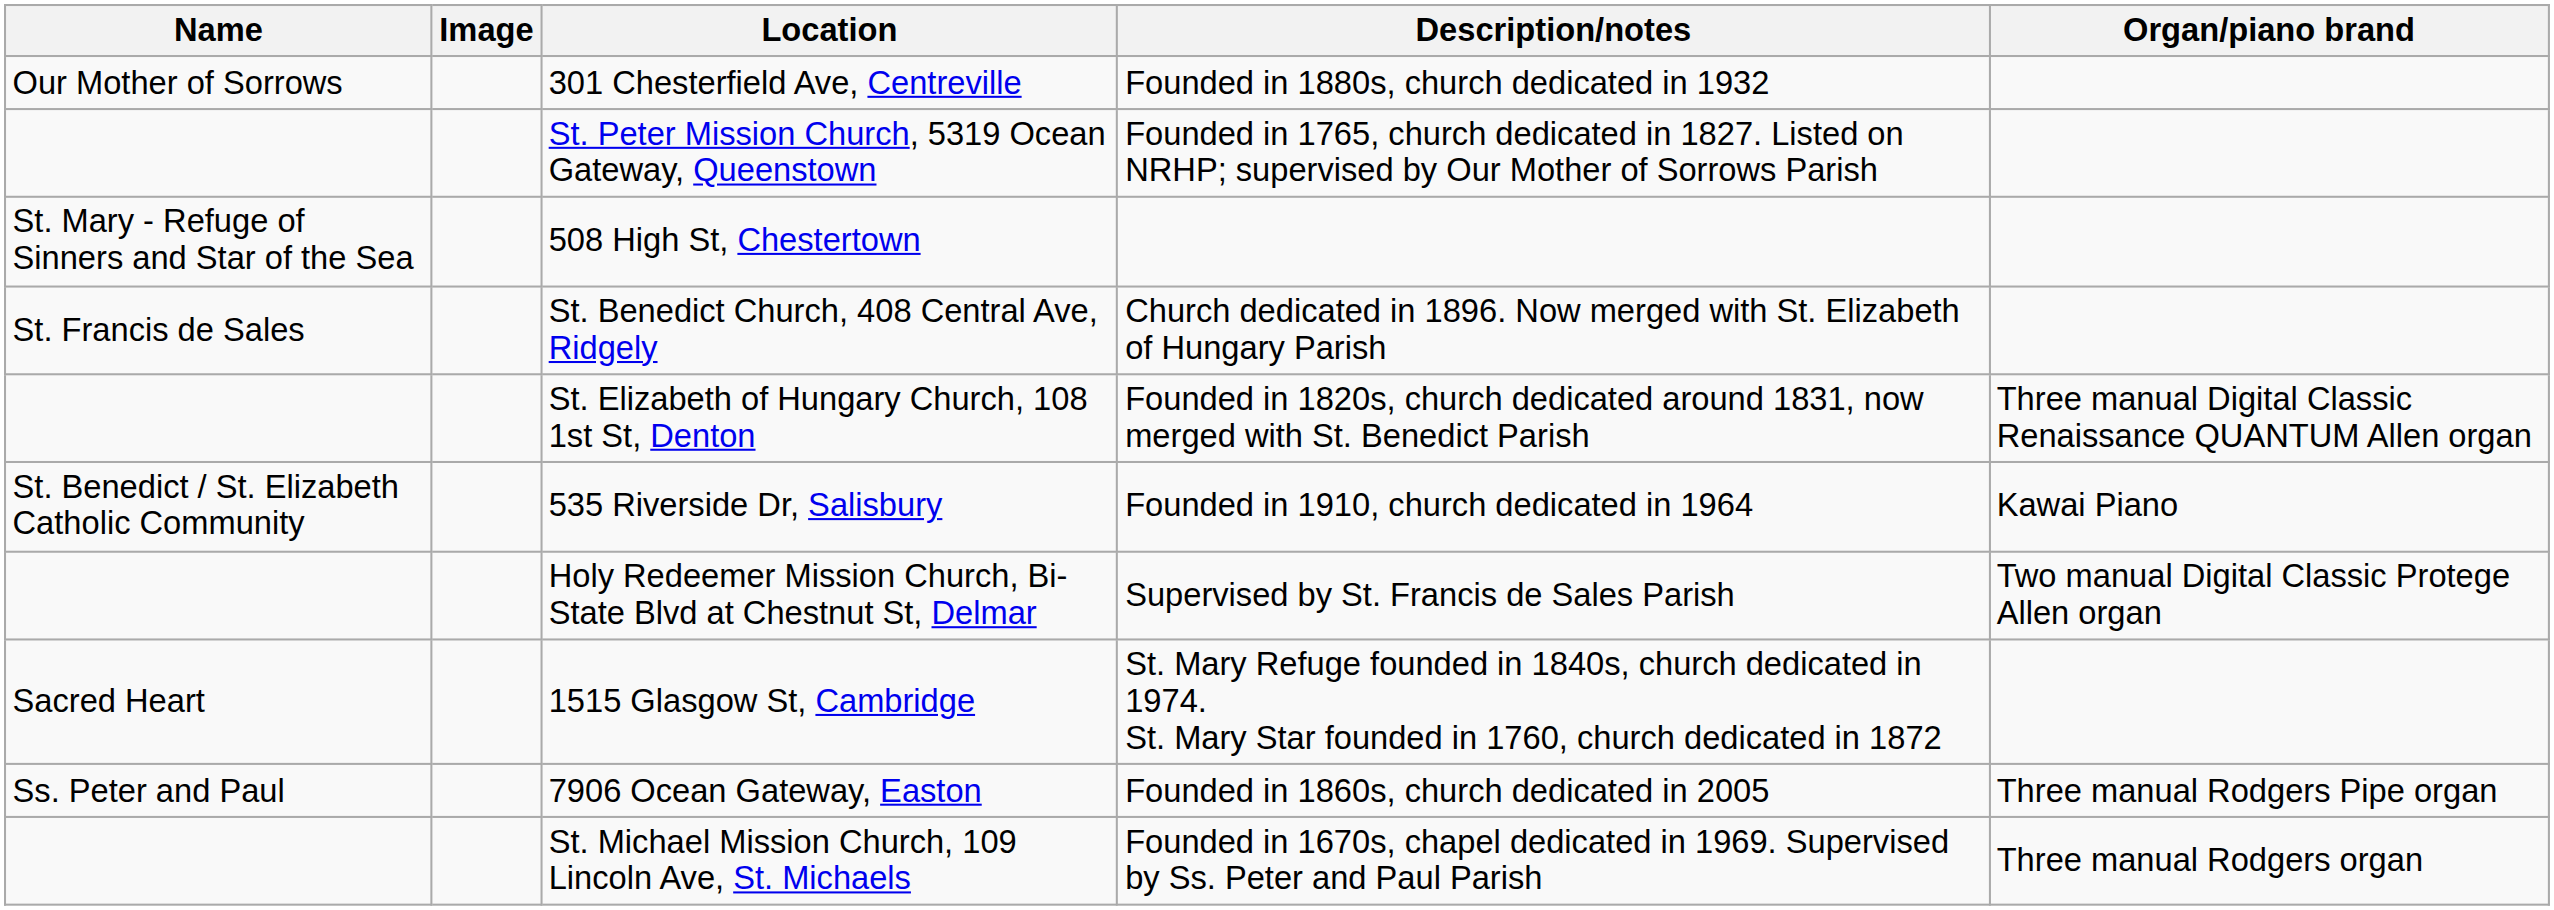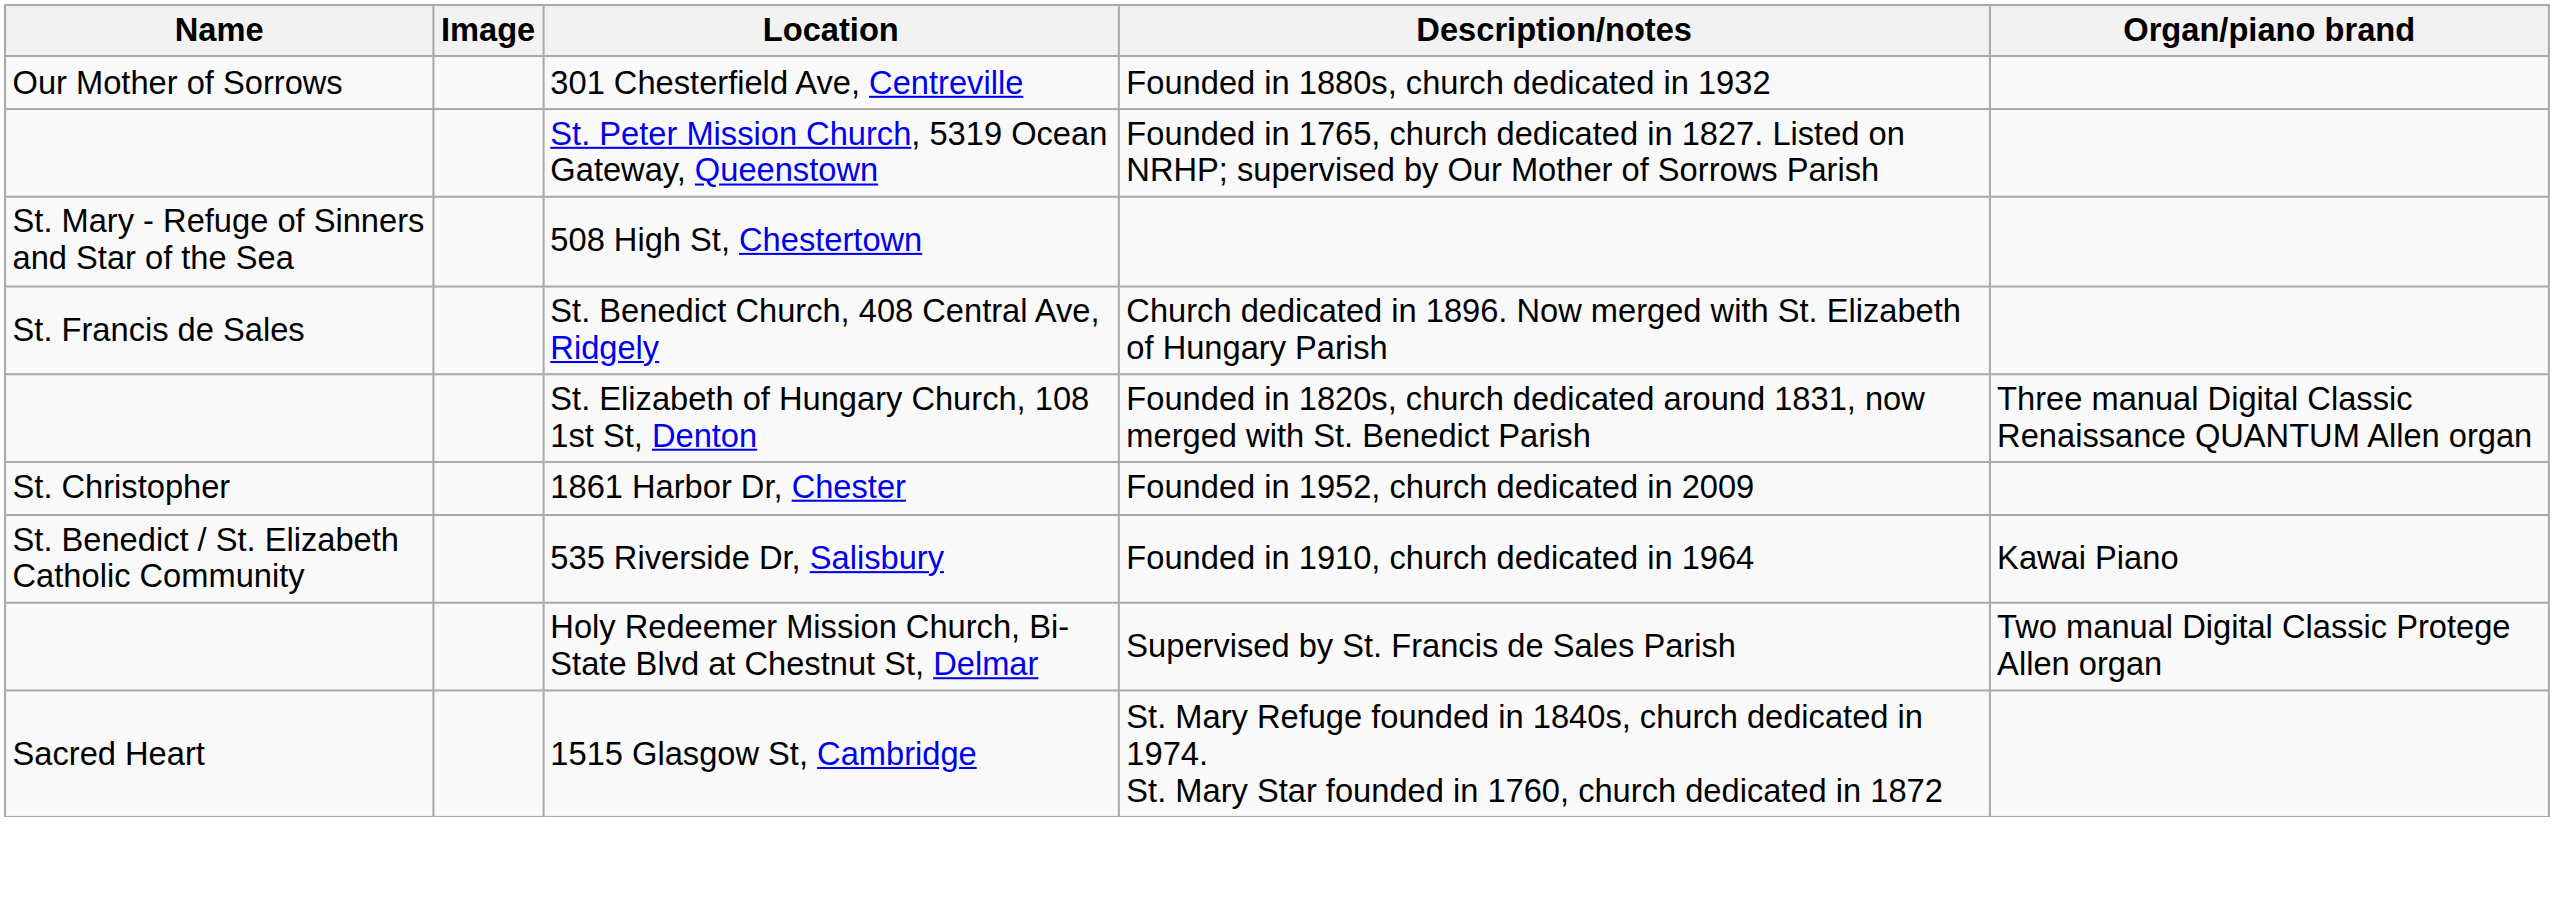+ row: (728, 487)
- row: (765, 790)
- row: (783, 860)
